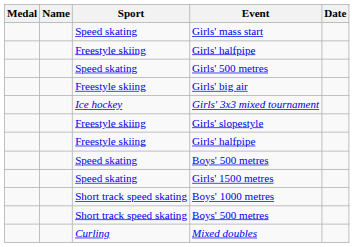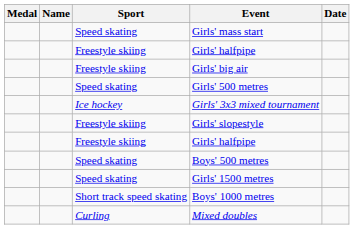rows swapped: (110, 87) <-> (106, 68)
- row: (131, 215)
